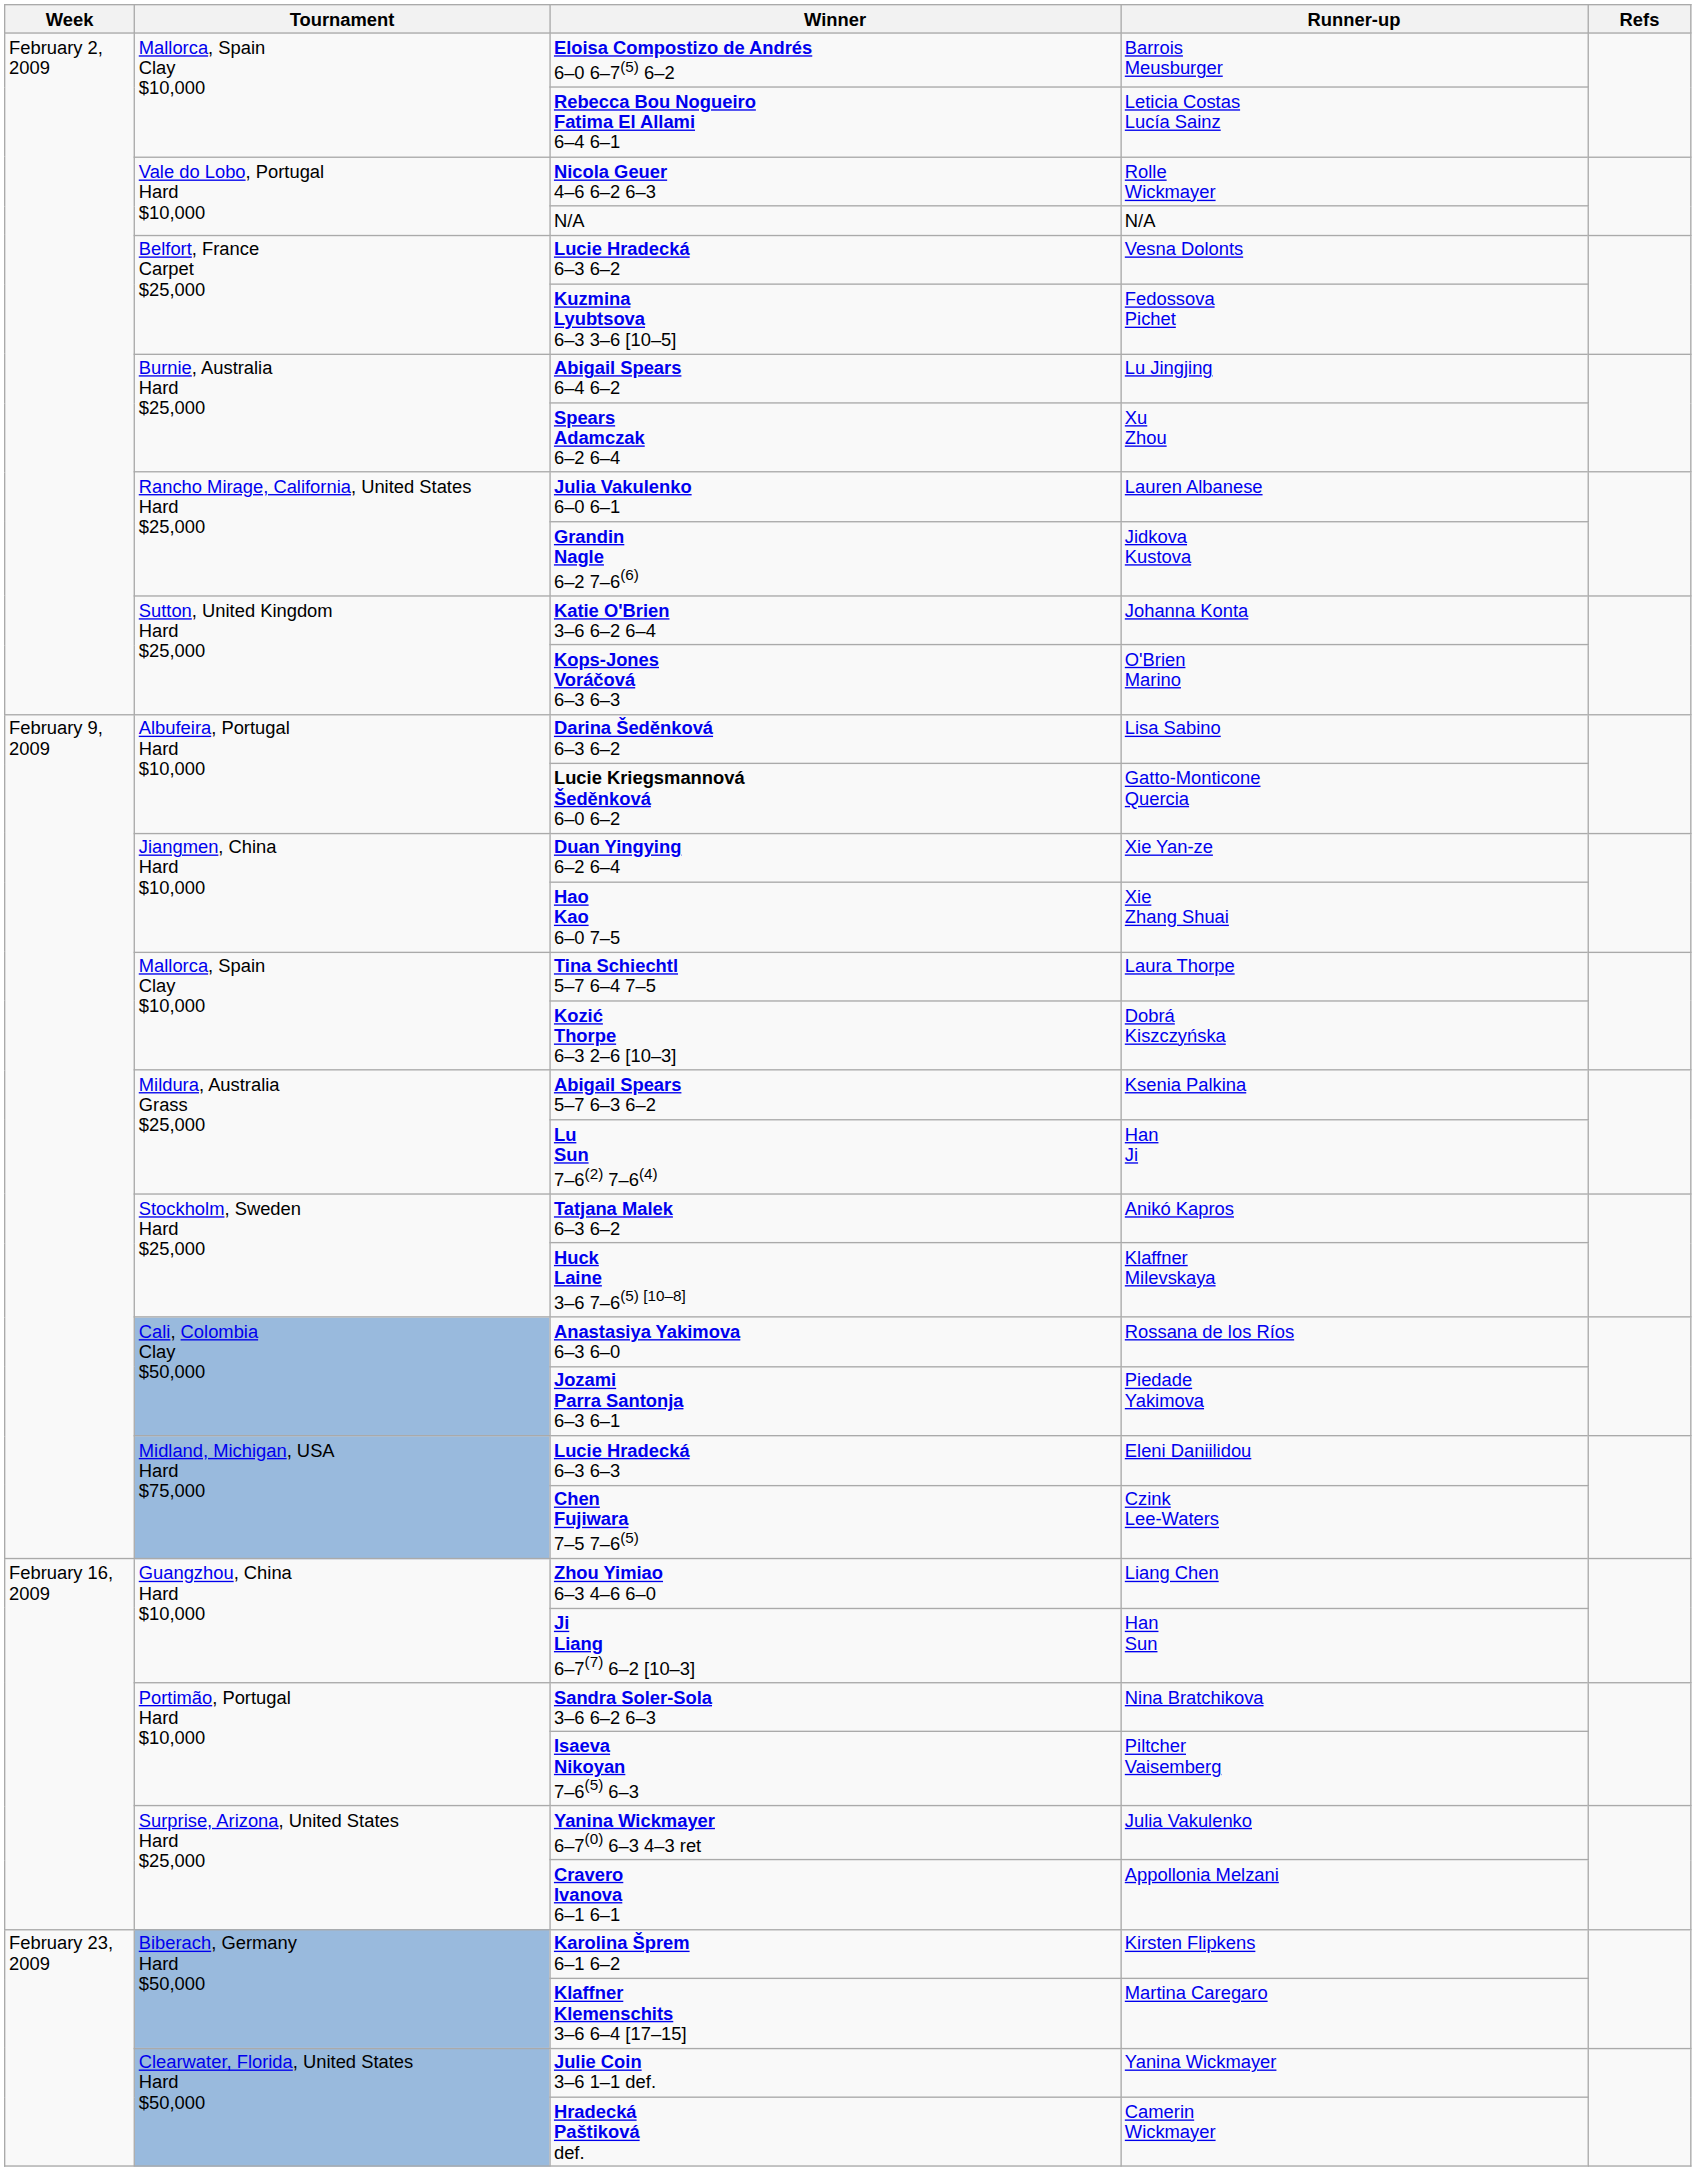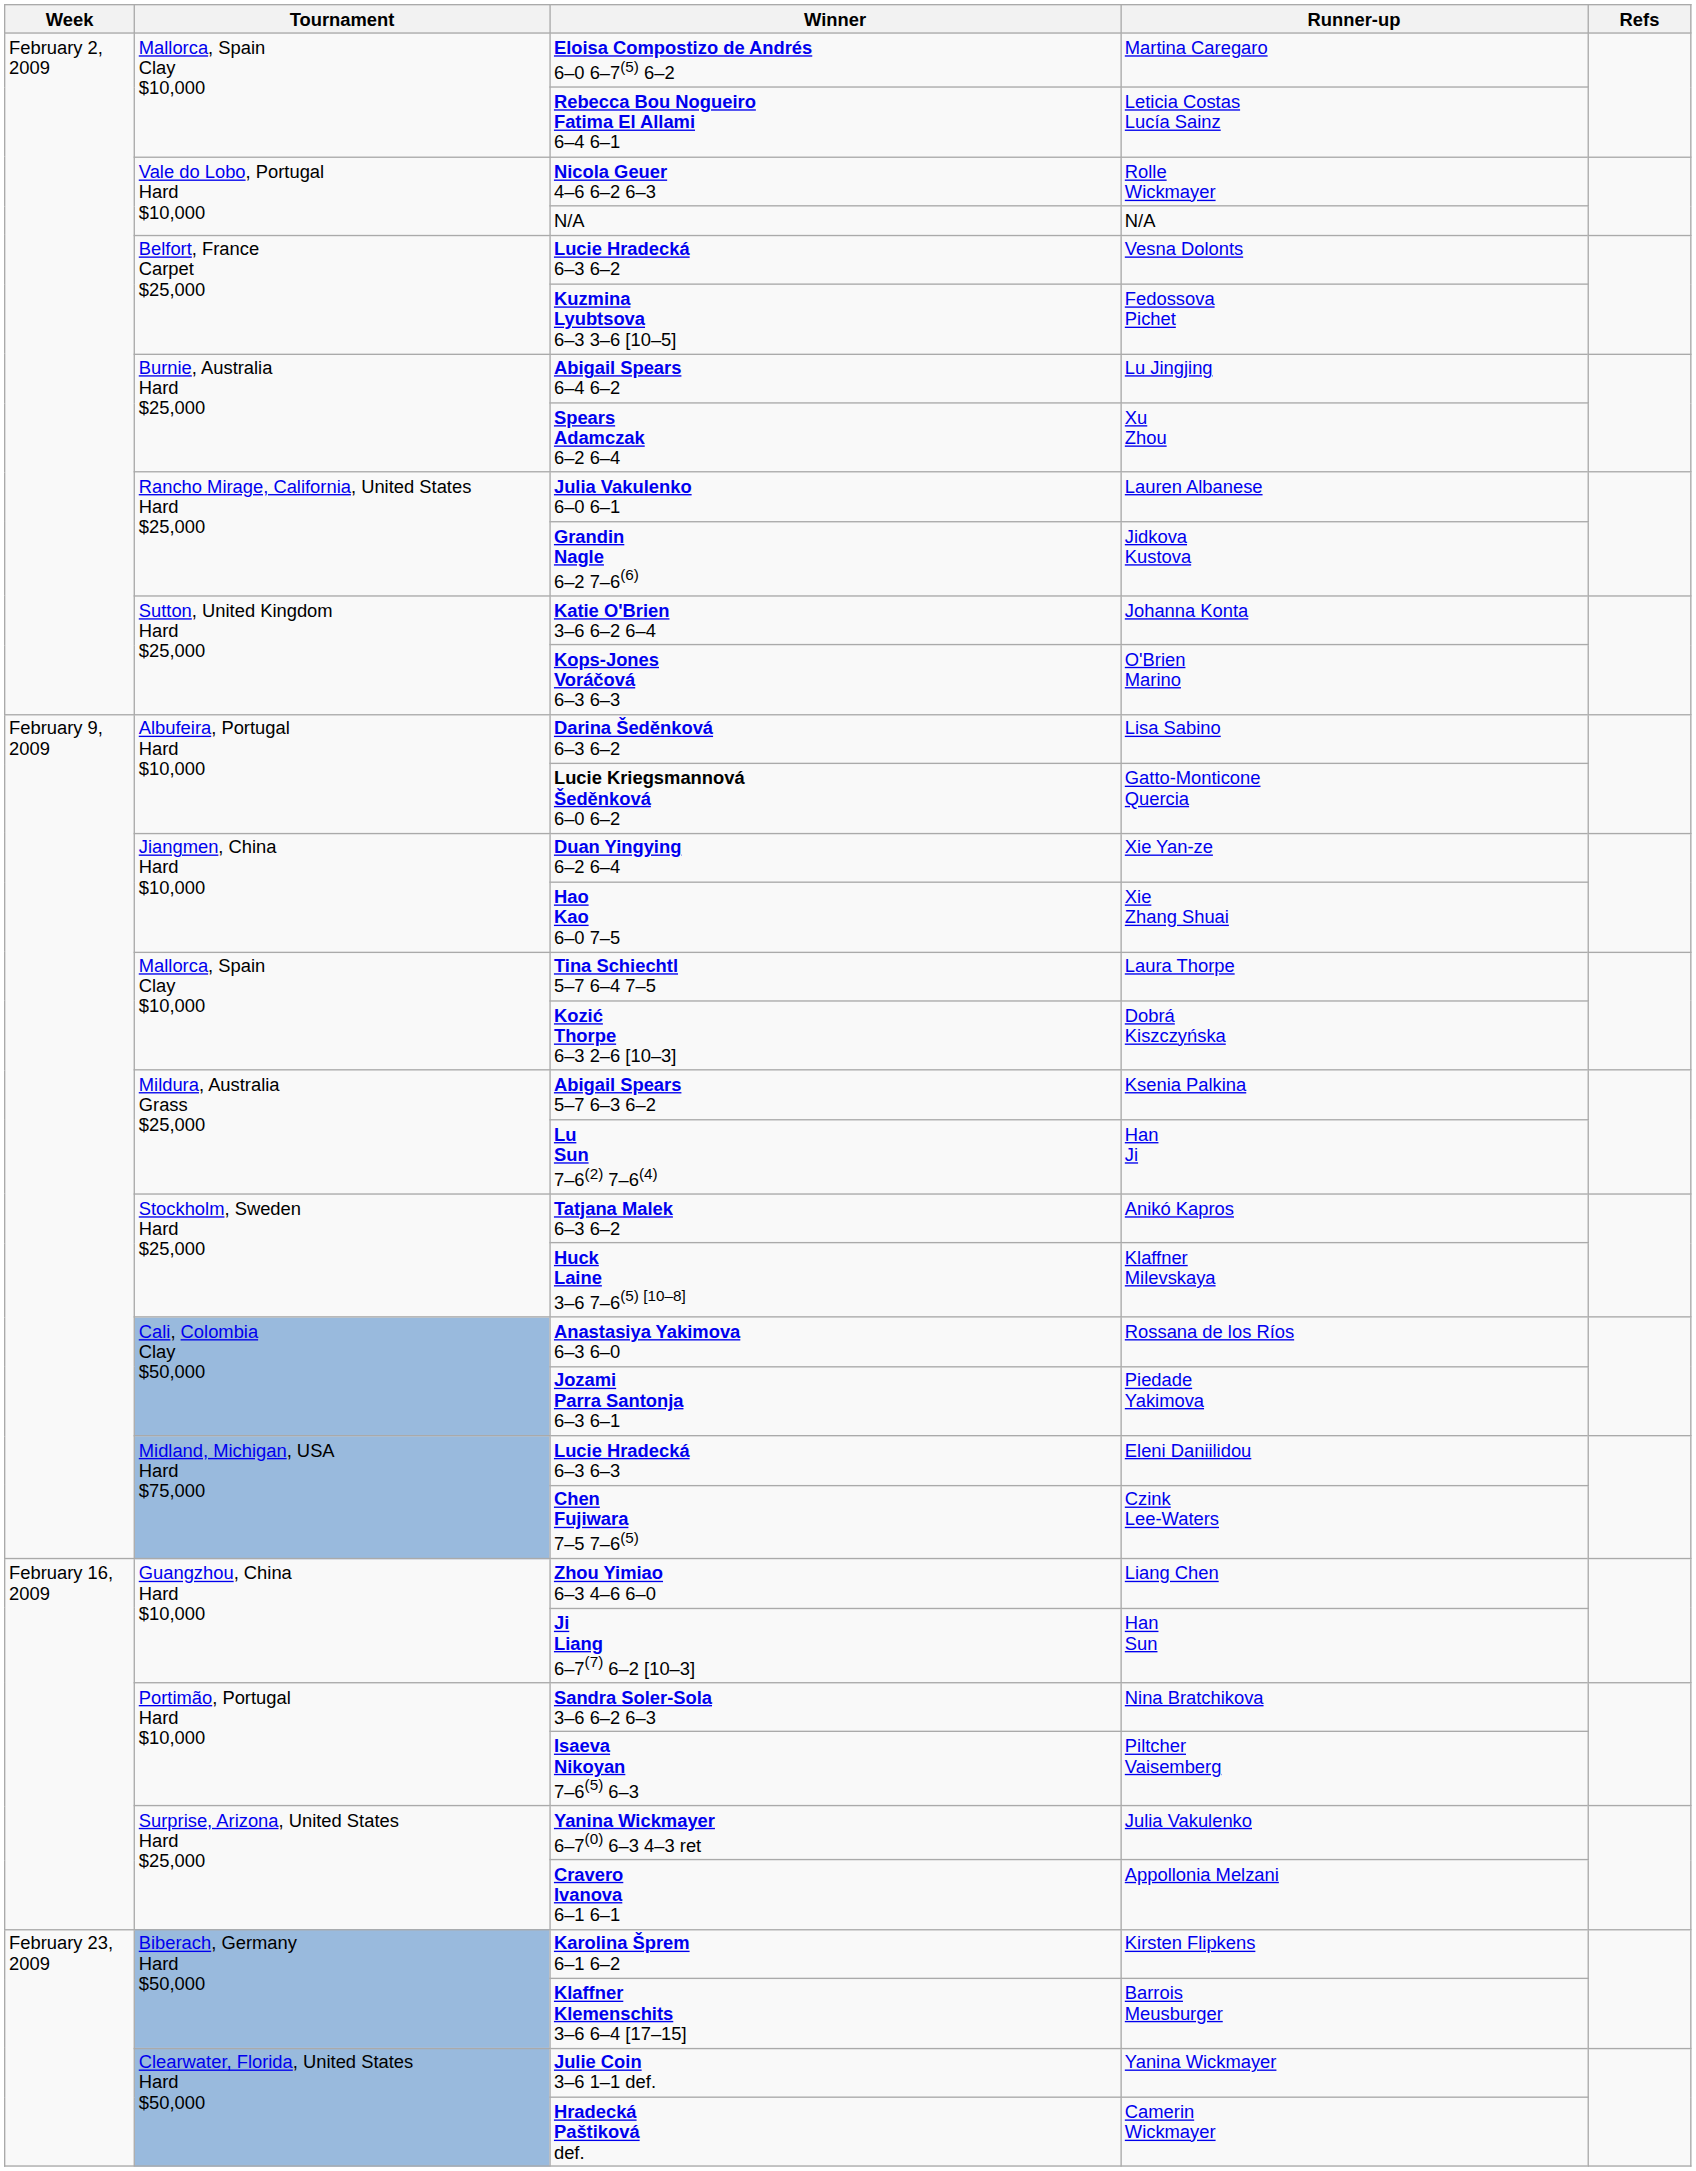(1174, 58) Barrois Meusburger -> (1196, 48) Martina Caregaro
(1196, 1993) Martina Caregaro -> (1174, 2003) Barrois Meusburger
